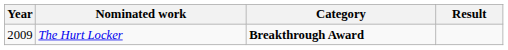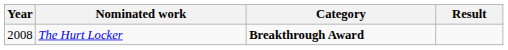(20, 34) 2009 -> (20, 34) 2008
